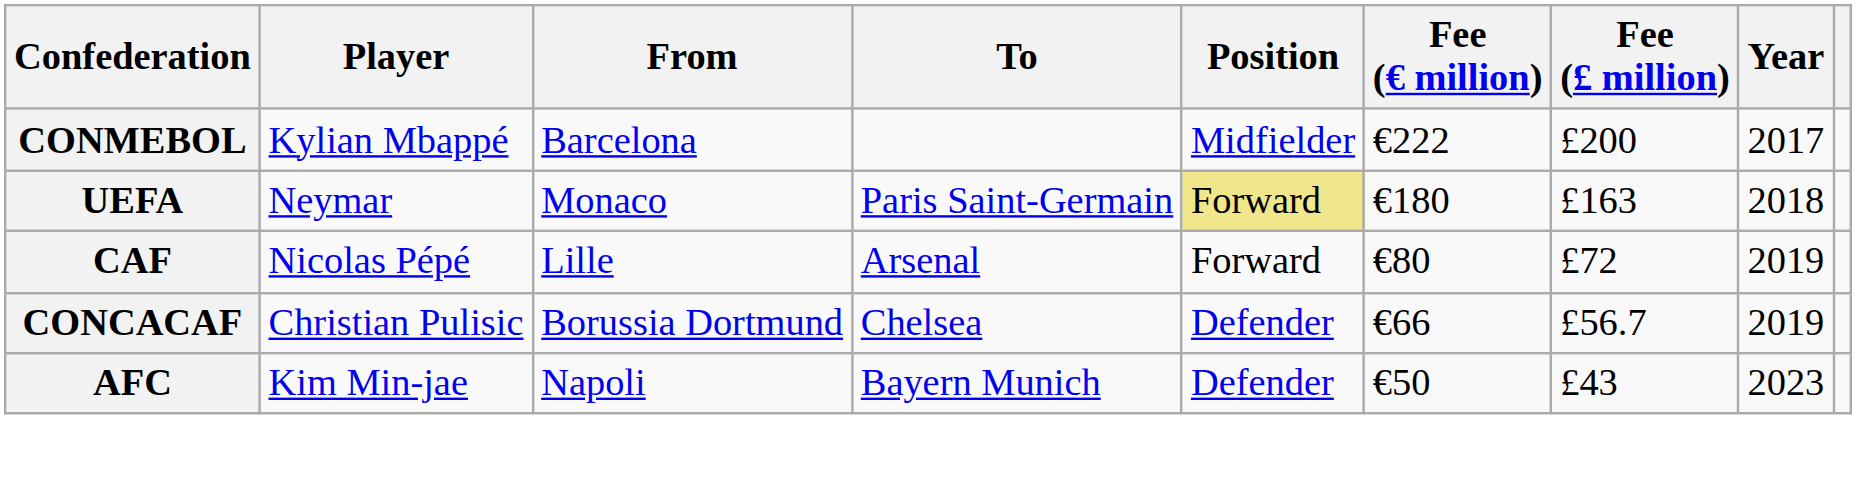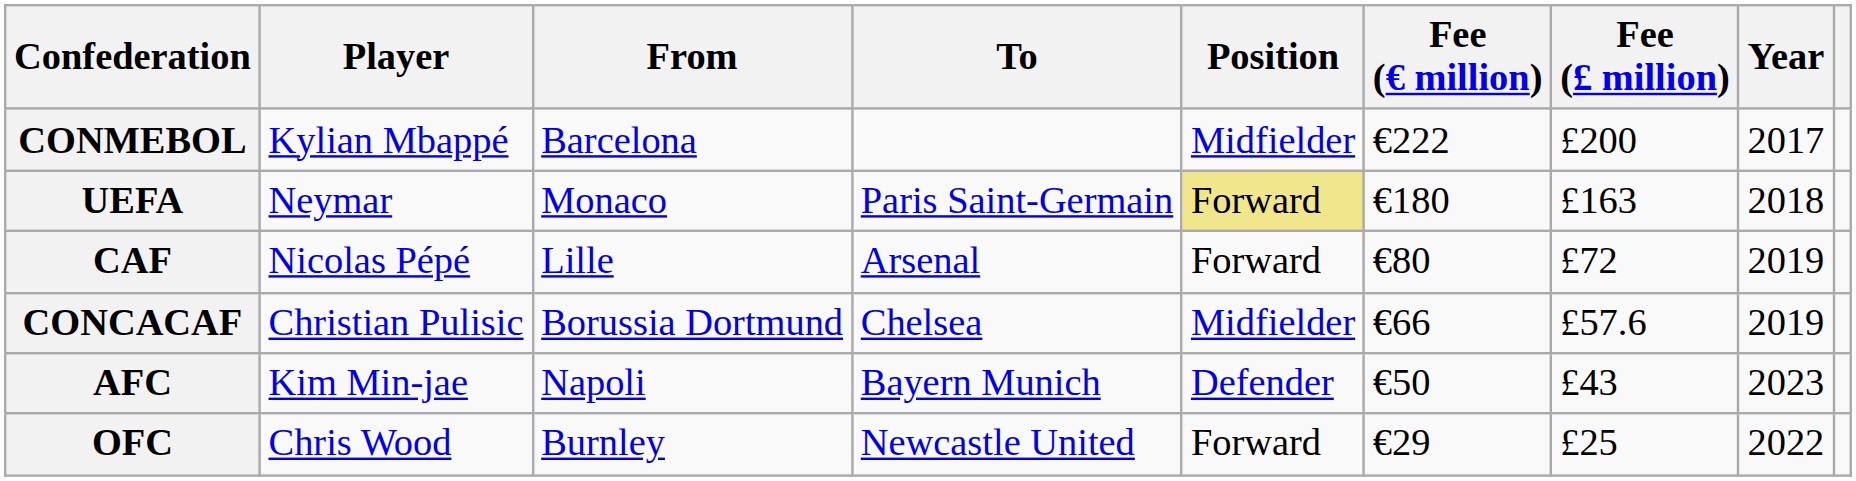(1262, 321) Defender -> (1273, 321) Midfielder
(1603, 321) £56.7 -> (1603, 321) £57.6
+ row: (132, 443)
